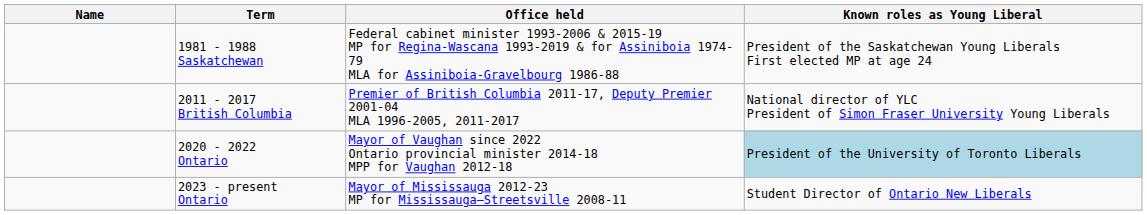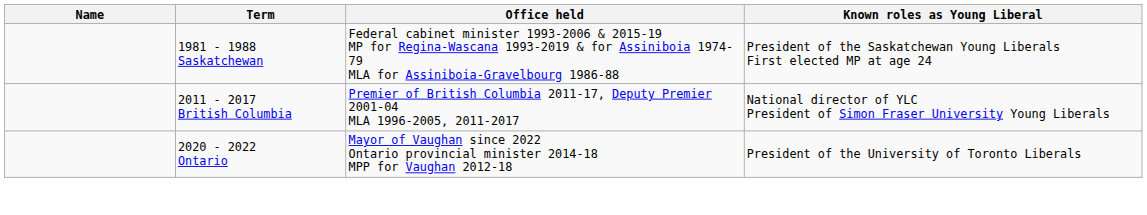(914, 154) lightblue background -> (914, 154) no background
- row: (228, 194)
